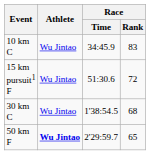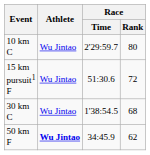(101, 47) 34:45.9 -> (101, 47) 2'29:59.7
(133, 47) 83 -> (133, 47) 80
(101, 137) 2'29:59.7 -> (101, 137) 34:45.9
(133, 137) 65 -> (133, 137) 62
